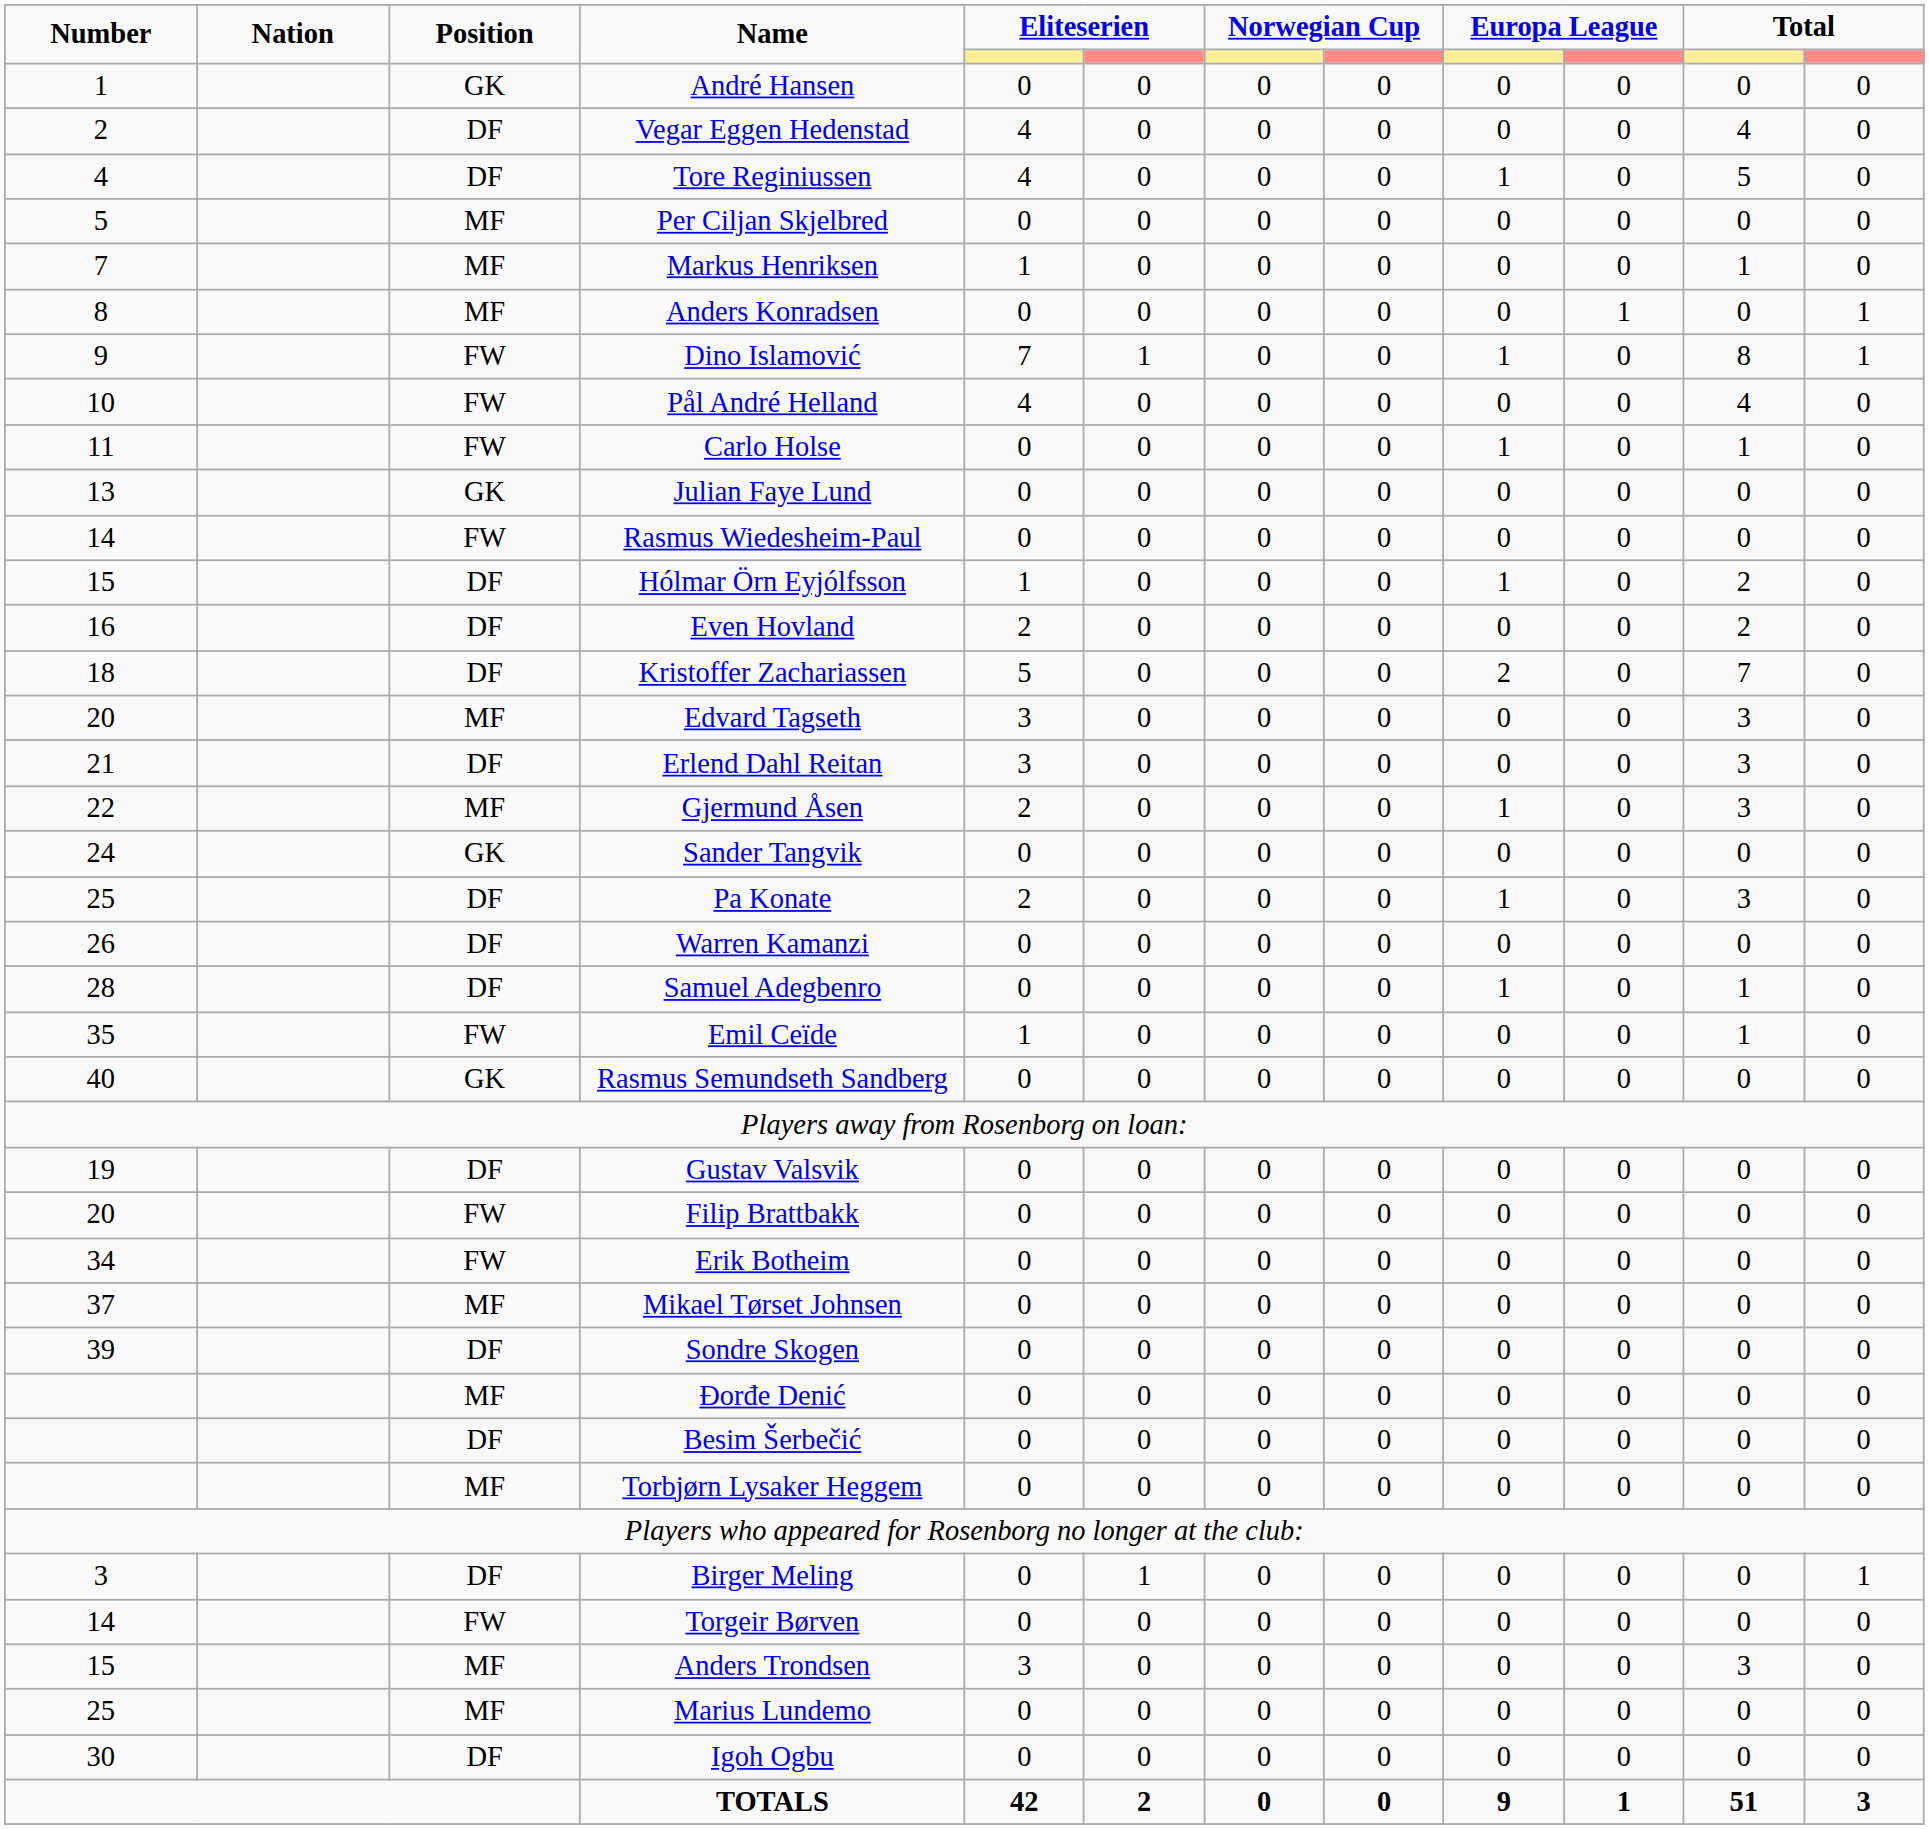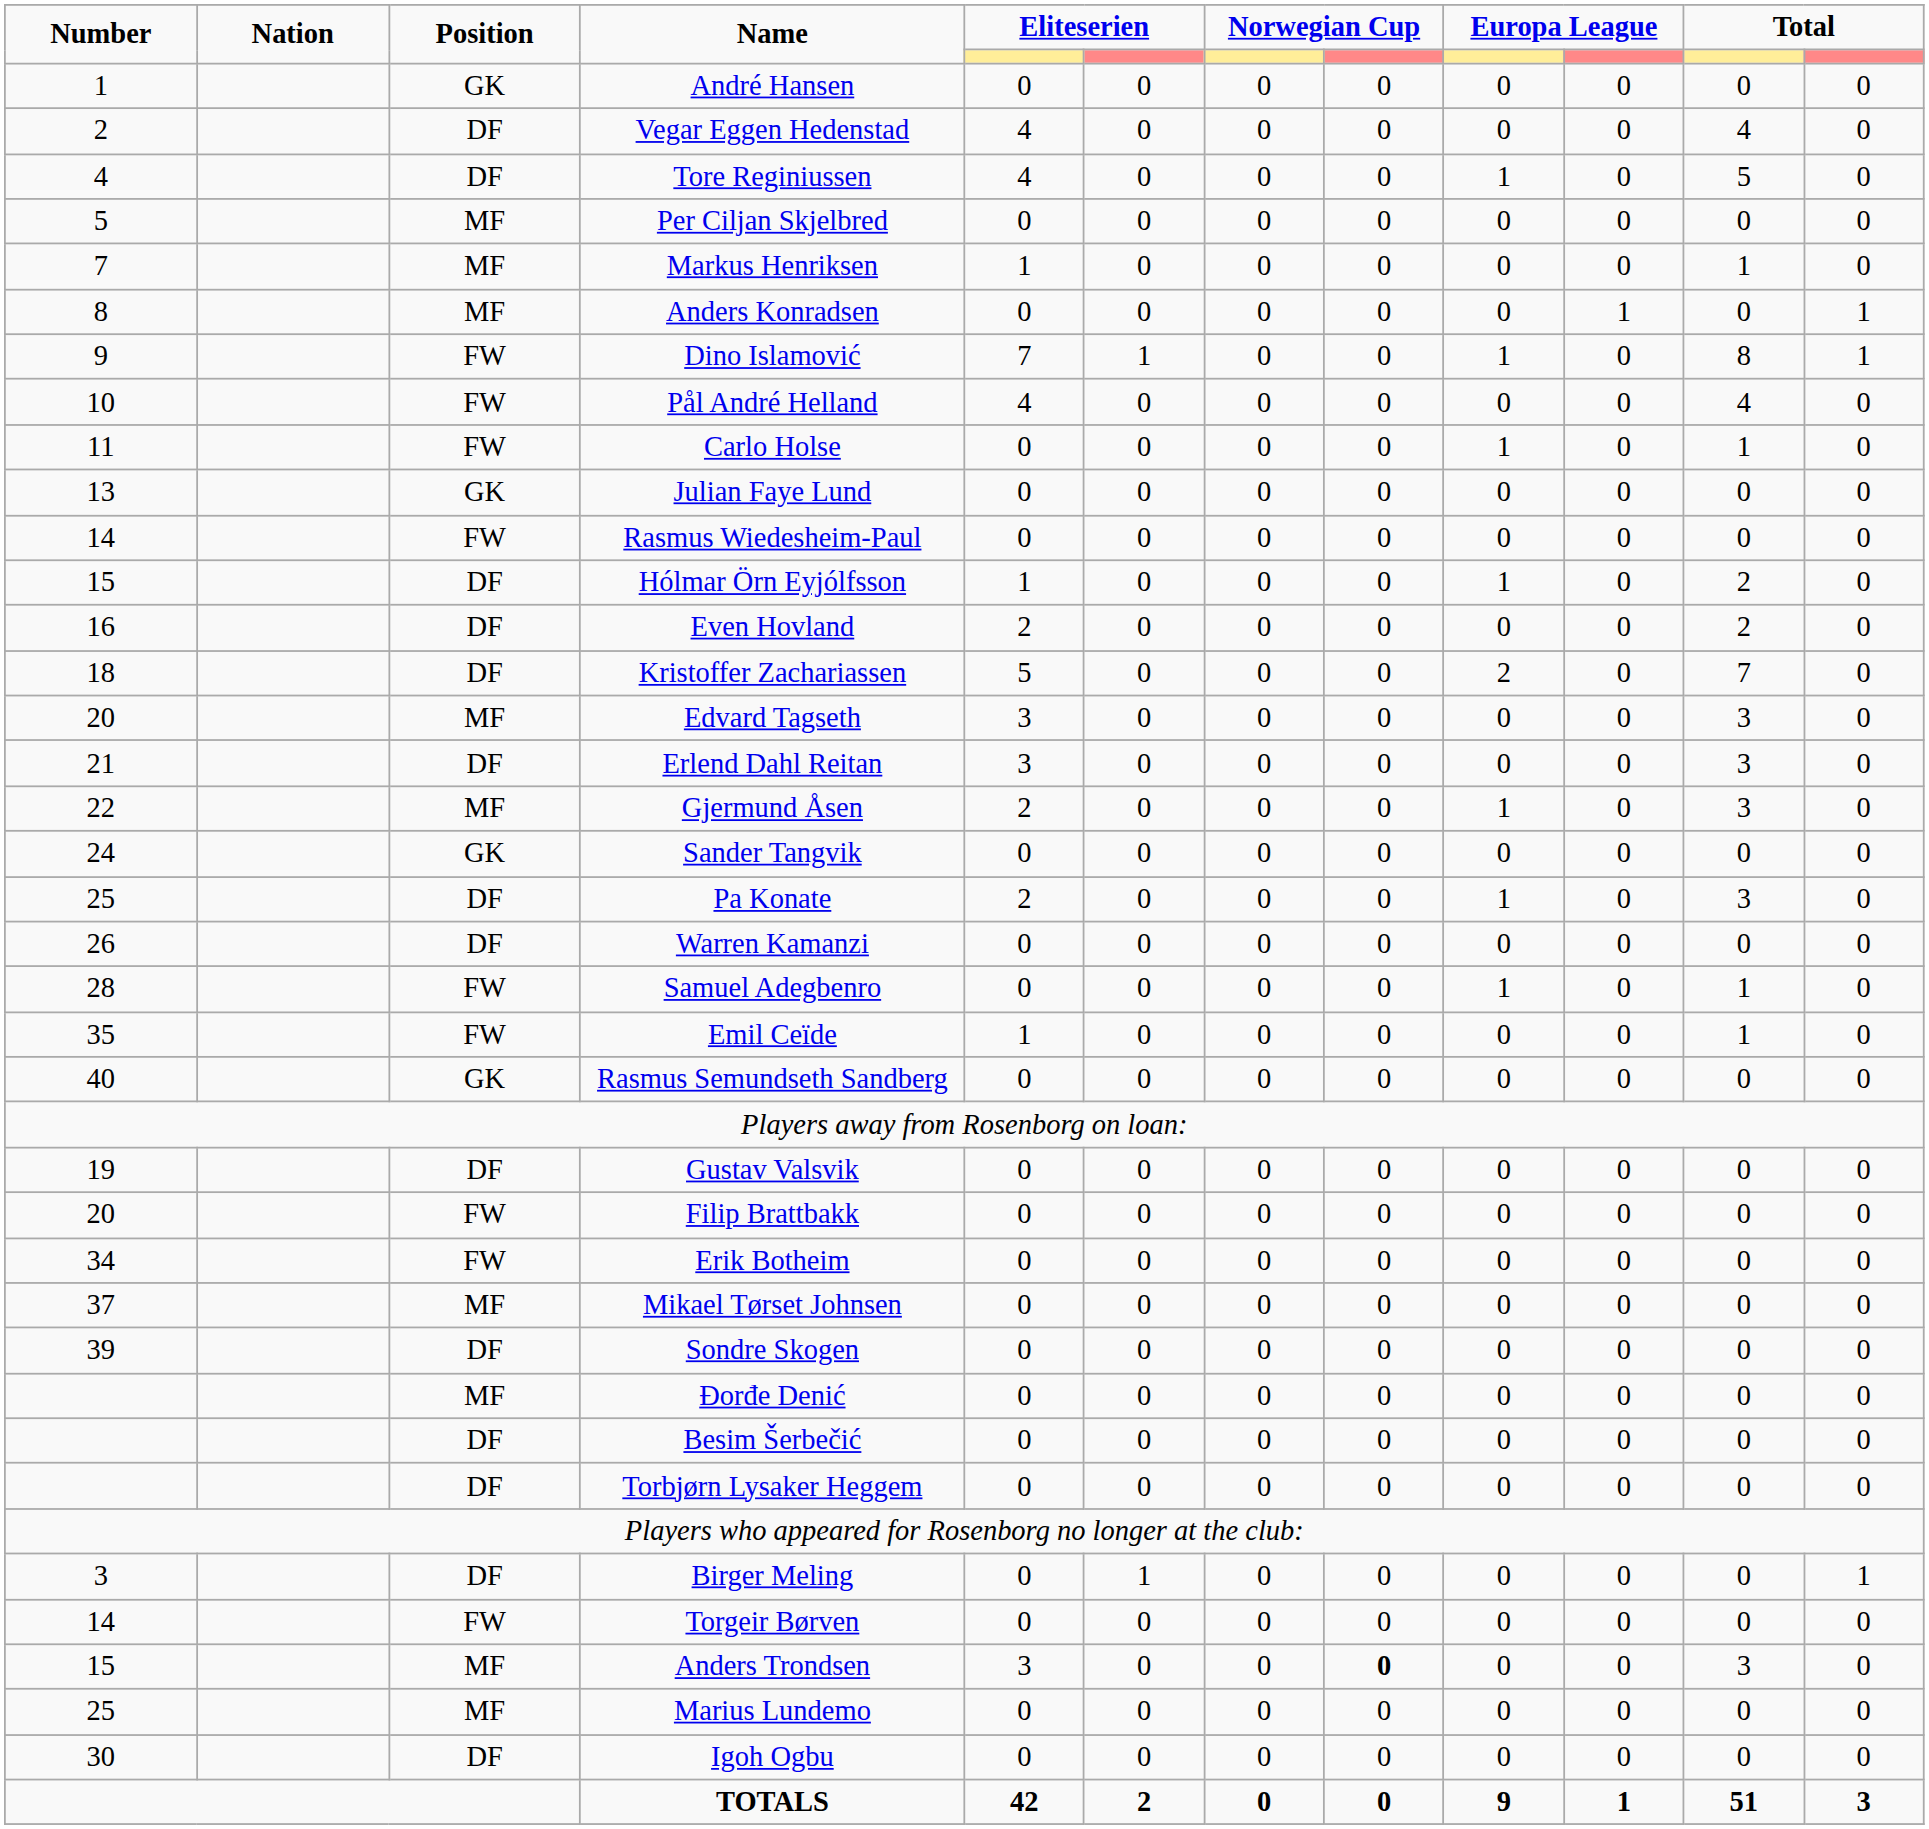(485, 988) DF -> (485, 988) FW
(485, 1485) MF -> (485, 1485) DF
(1384, 1666) normal -> (1384, 1666) bold
